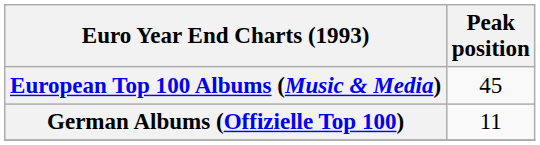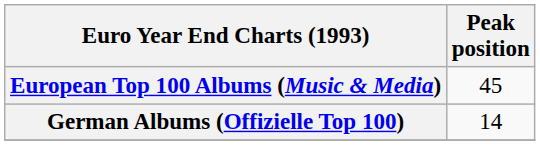(491, 121) 11 -> (491, 121) 14
